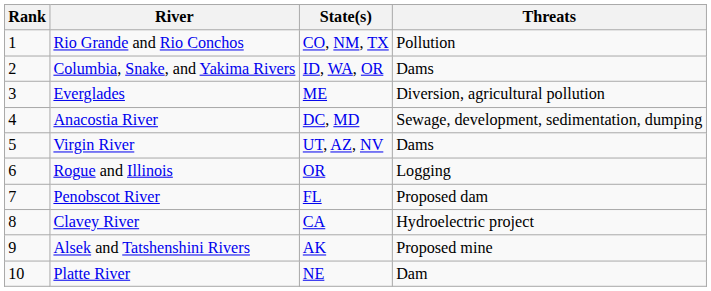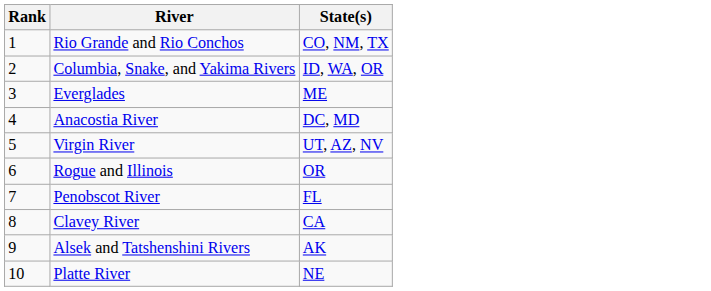- column: (549, 17)
